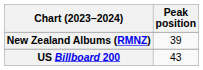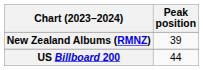(176, 57) 43 -> (176, 57) 44
